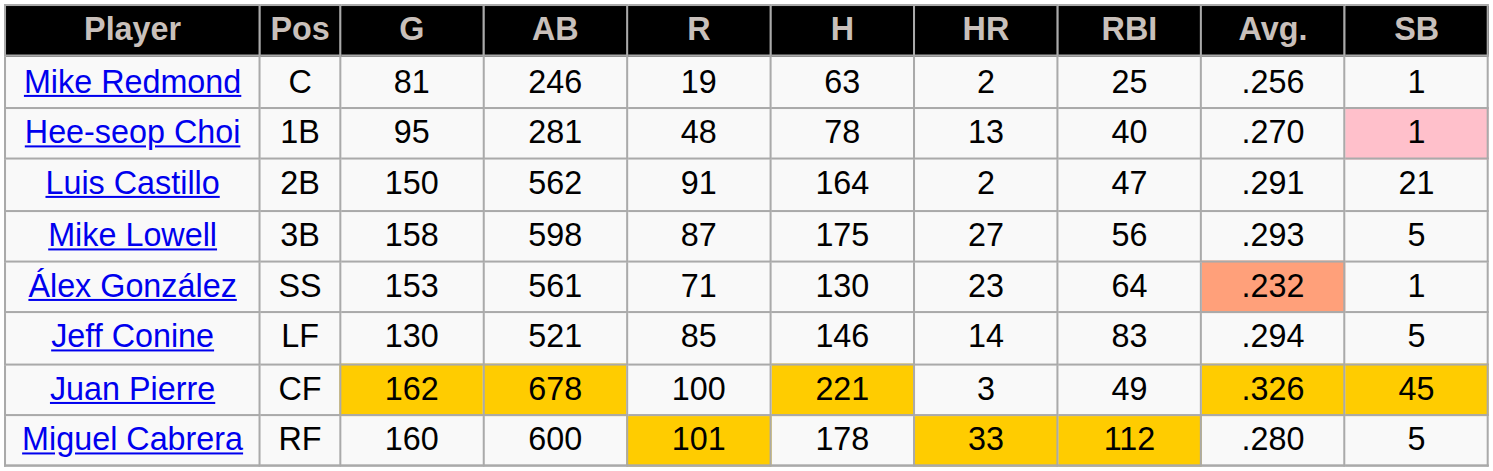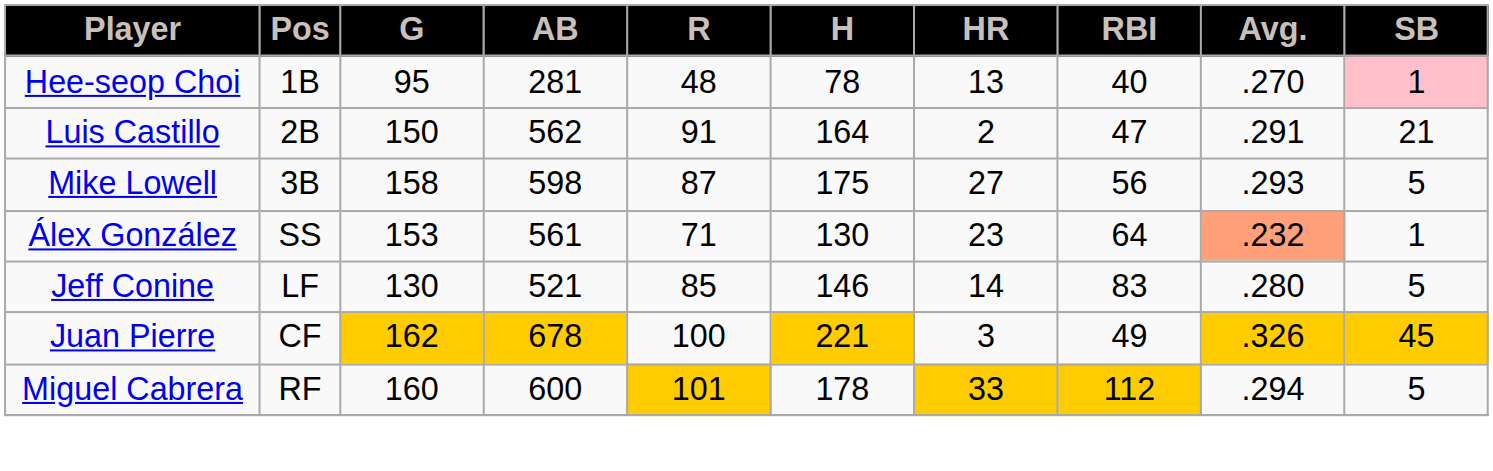- row: (133, 81)
(1273, 337) .294 -> (1273, 286) .280
(1273, 440) .280 -> (1273, 388) .294
